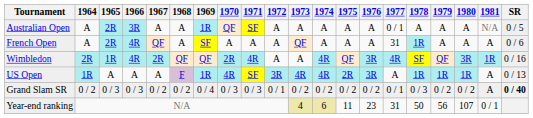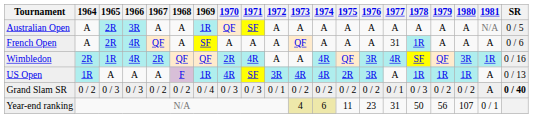(395, 27) 0 / 1 -> (395, 27) A
